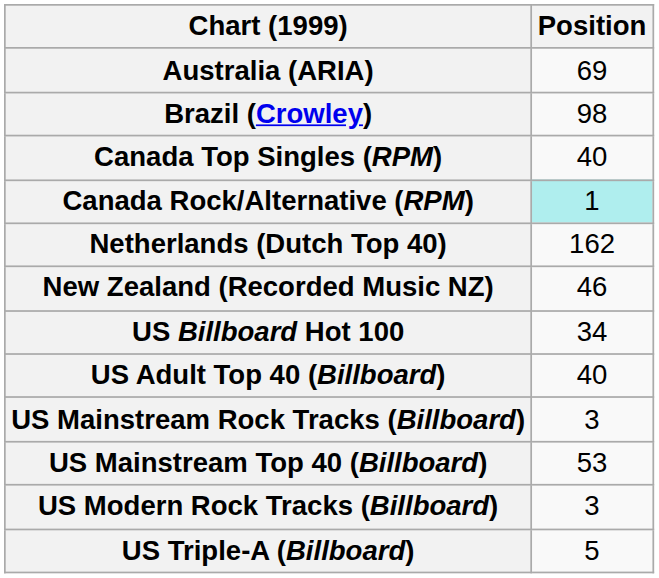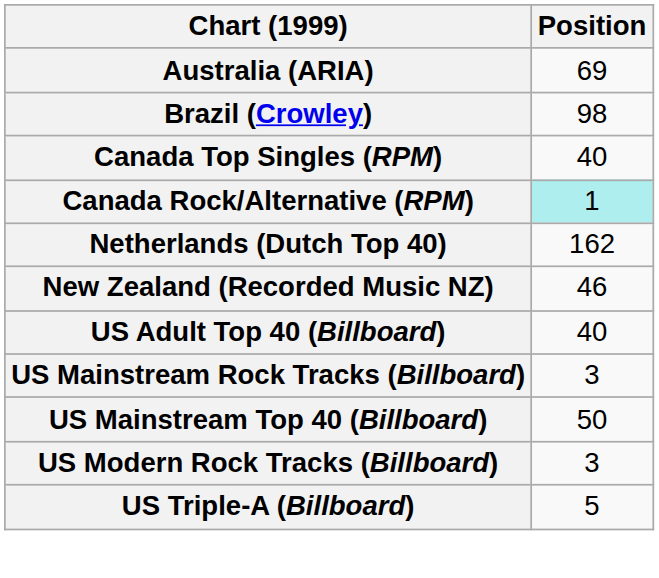- row: (268, 331)
(592, 462) 53 -> (592, 419) 50
